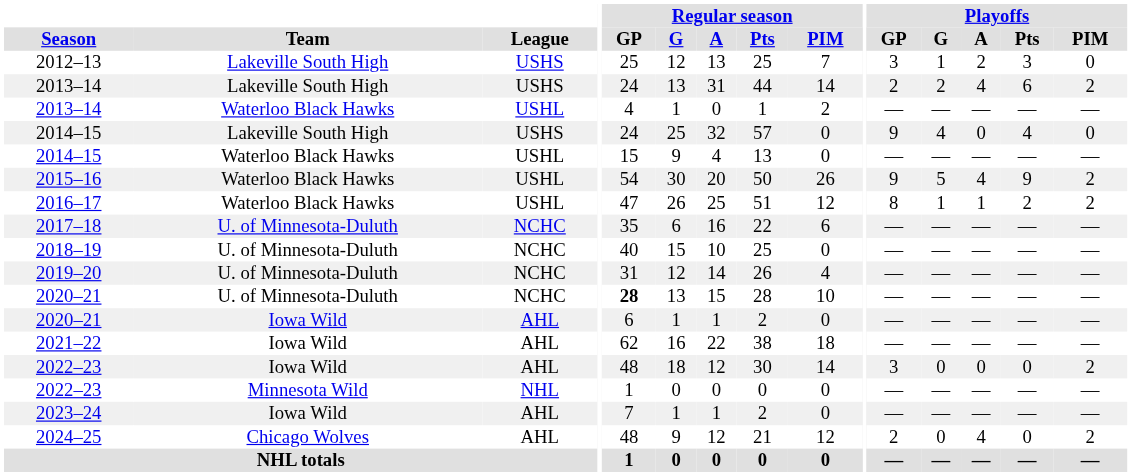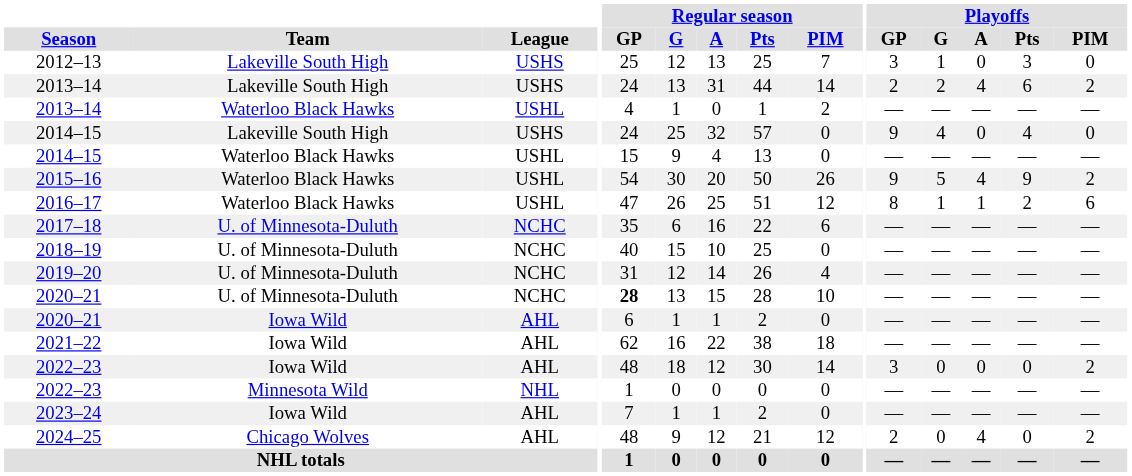(981, 62) 2 -> (981, 62) 0
(1090, 202) 2 -> (1090, 202) 6
